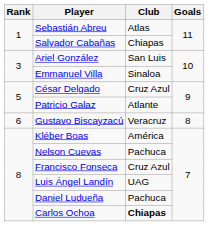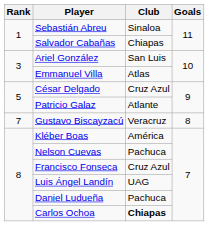(139, 27) Atlas -> (144, 27) Sinaloa
(144, 74) Sinaloa -> (139, 74) Atlas
(18, 120) 6 -> (18, 120) 7
